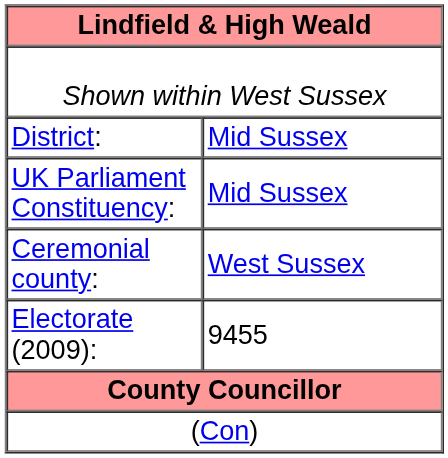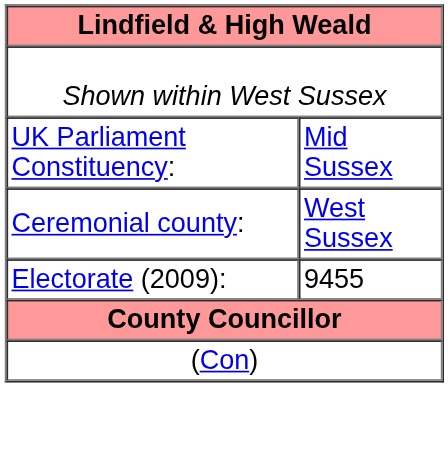- row: (57, 137)
